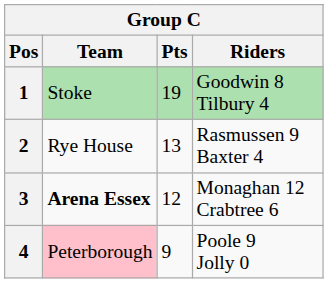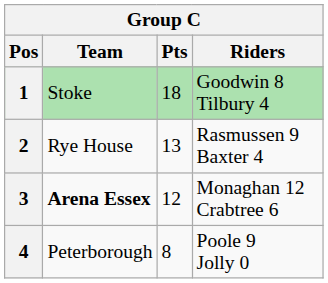(171, 92) 19 -> (171, 92) 18
(100, 251) pink background -> (100, 251) no background
(166, 251) 9 -> (166, 251) 8
